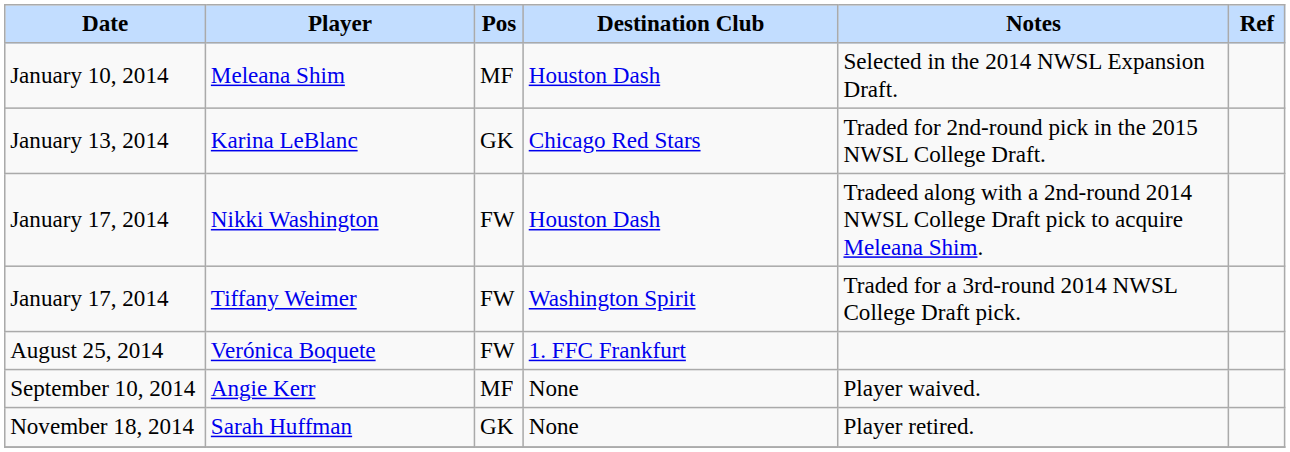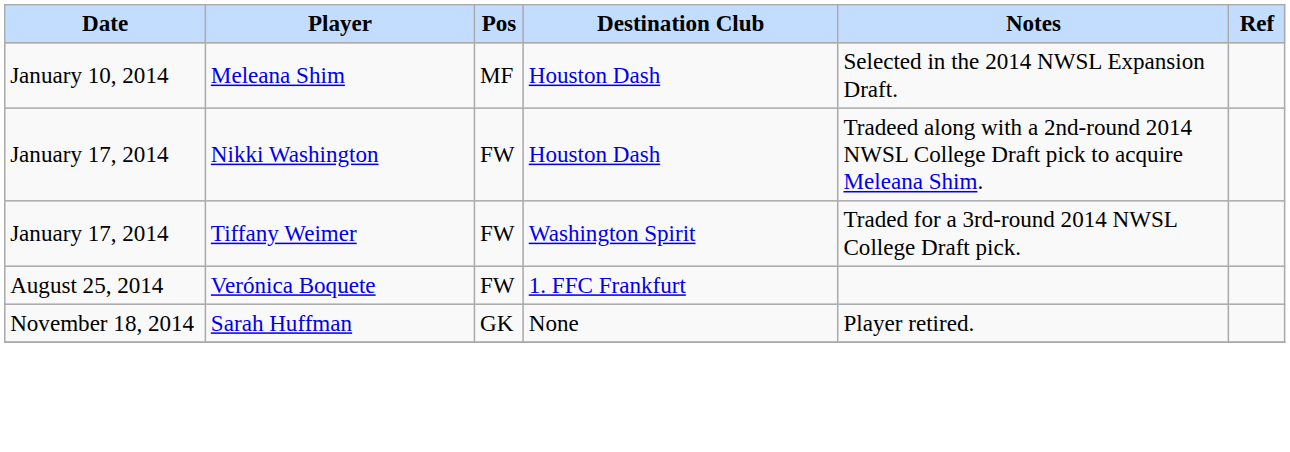- row: (284, 140)
- row: (263, 389)
